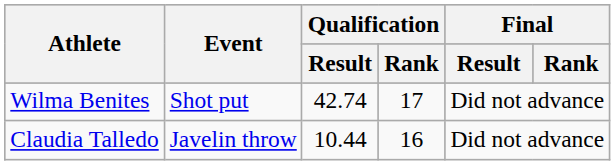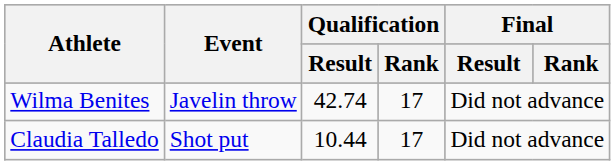(209, 101) Shot put -> (233, 101) Javelin throw
(233, 140) Javelin throw -> (209, 140) Shot put
(412, 140) 16 -> (412, 140) 17
